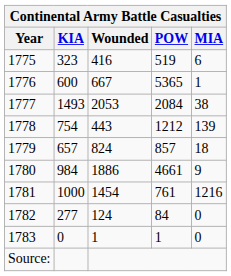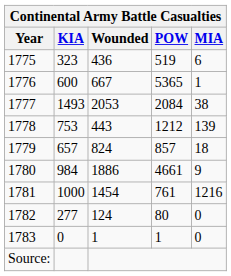(102, 60) 416 -> (102, 60) 436
(67, 126) 754 -> (67, 126) 753
(162, 215) 84 -> (162, 215) 80
